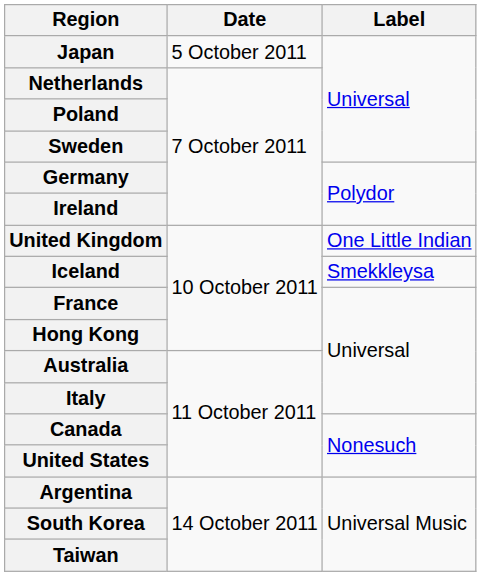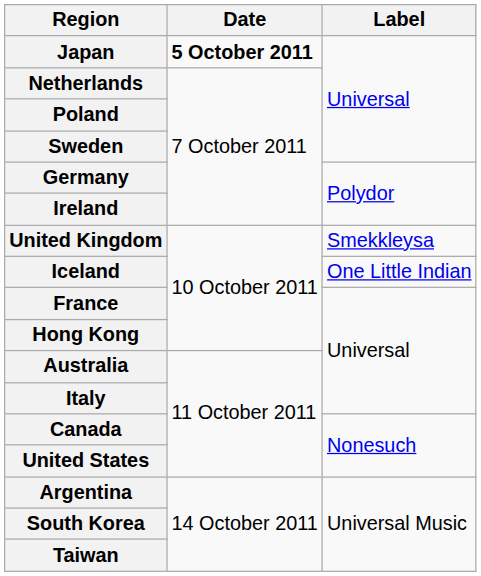(239, 51) normal -> (242, 51) bold
(399, 240) One Little Indian -> (380, 240) Smekkleysa
(380, 271) Smekkleysa -> (399, 271) One Little Indian
